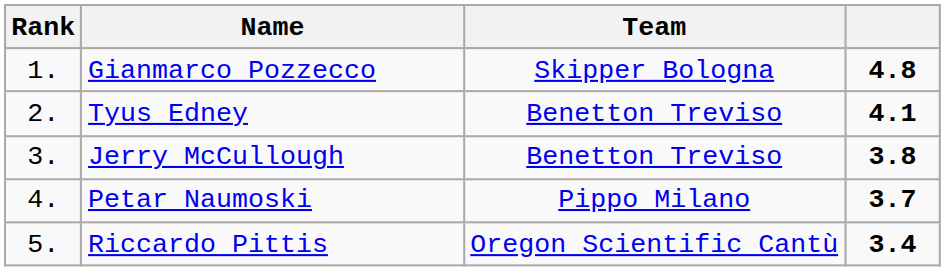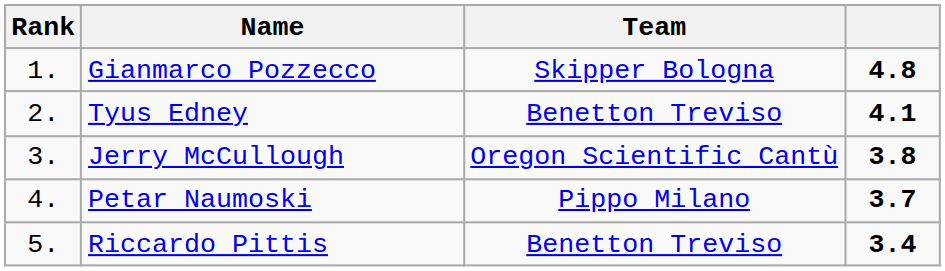(654, 157) Benetton Treviso -> (654, 157) Oregon Scientific Cantù
(654, 244) Oregon Scientific Cantù -> (654, 244) Benetton Treviso
